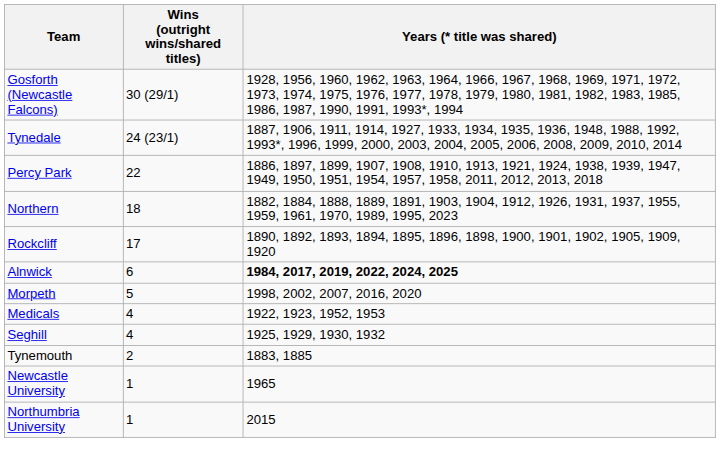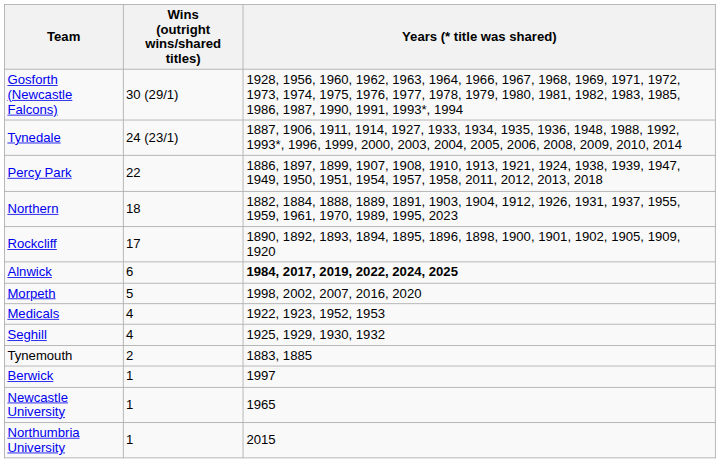+ row: (30, 376)
